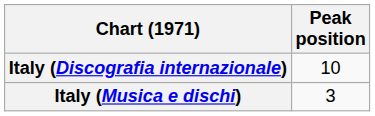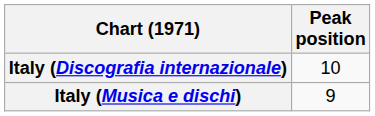(331, 96) 3 -> (331, 96) 9
